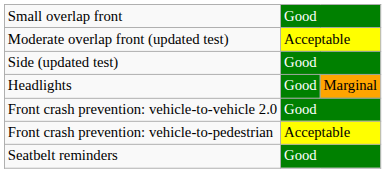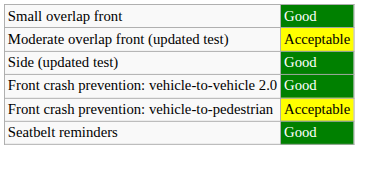- row: (40, 86)
